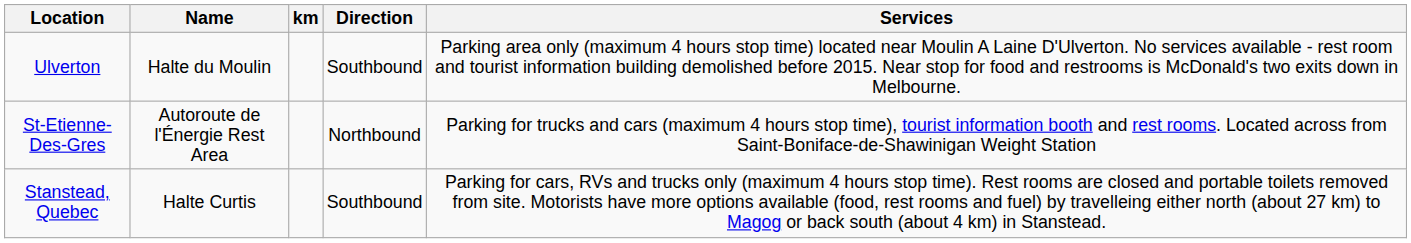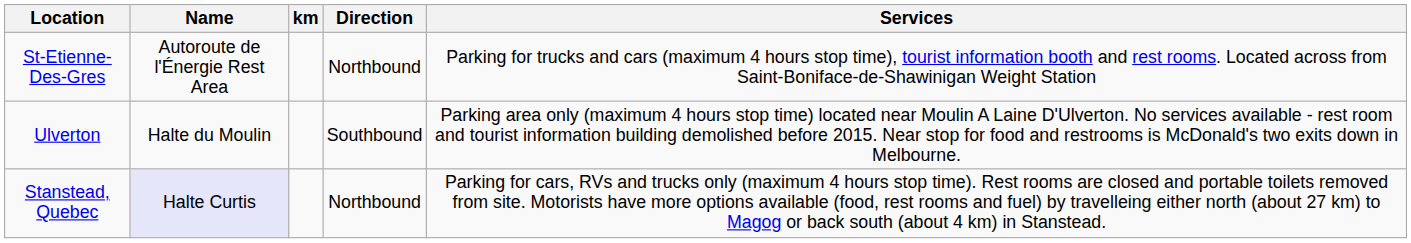rows swapped: (67, 134) <-> (67, 66)
(209, 202) no background -> (209, 202) lavender background
(375, 202) Southbound -> (375, 202) Northbound
